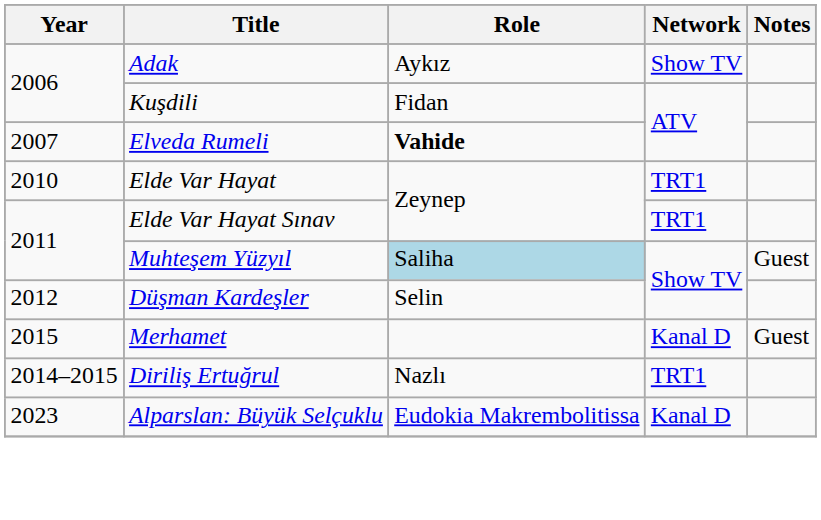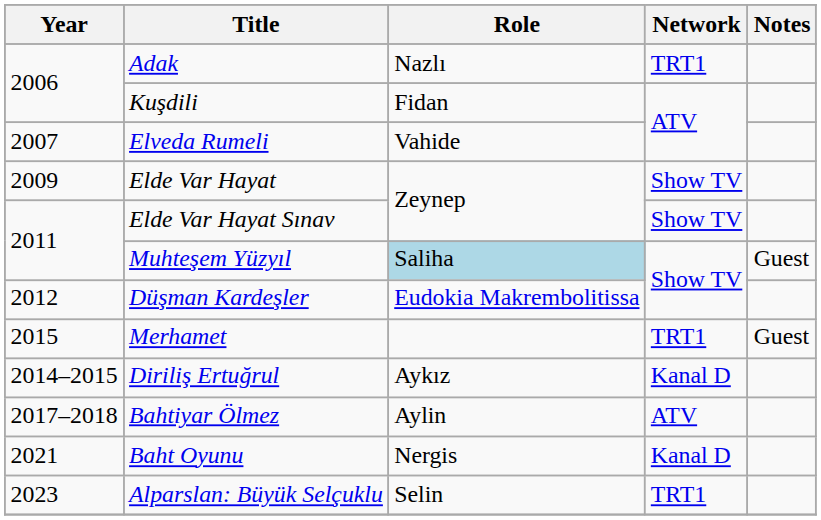(422, 63) Aykız -> (420, 63) Nazlı
(697, 63) Show TV -> (679, 63) TRT1
(430, 141) bold -> (427, 141) normal
(34, 180) 2010 -> (34, 180) 2009
(679, 180) TRT1 -> (697, 180) Show TV
(679, 220) TRT1 -> (697, 220) Show TV
(419, 298) Selin -> (517, 298) Eudokia Makrembolitissa
(691, 337) Kanal D -> (679, 337) TRT1
(420, 377) Nazlı -> (422, 377) Aykız
(679, 377) TRT1 -> (691, 377) Kanal D
+ row: (204, 416)
+ row: (186, 455)
(517, 416) Eudokia Makrembolitissa -> (419, 494) Selin
(691, 416) Kanal D -> (679, 494) TRT1
